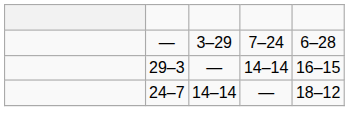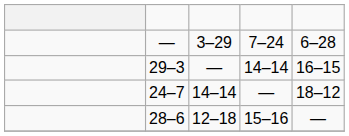+ row: (167, 119)
